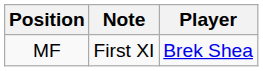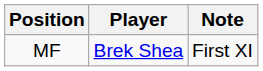columns swapped: (208, 19) <-> (124, 19)
